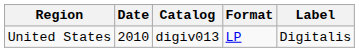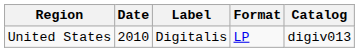columns swapped: (315, 15) <-> (187, 15)
